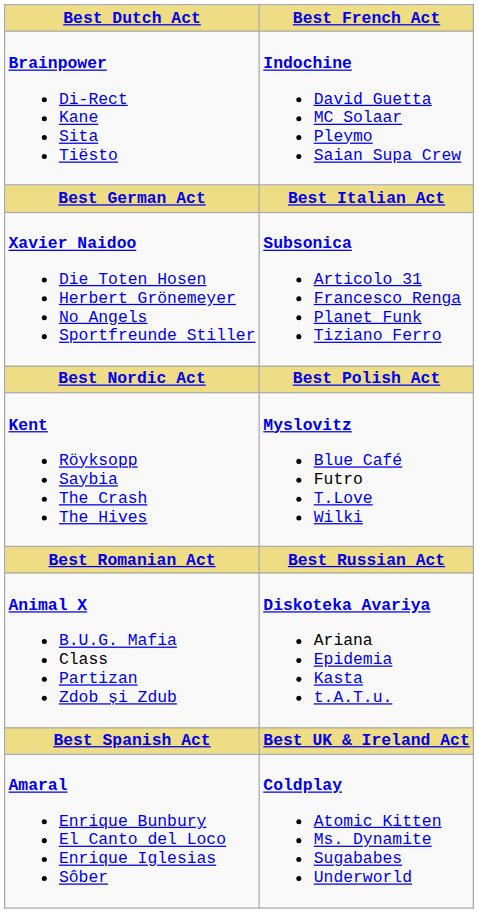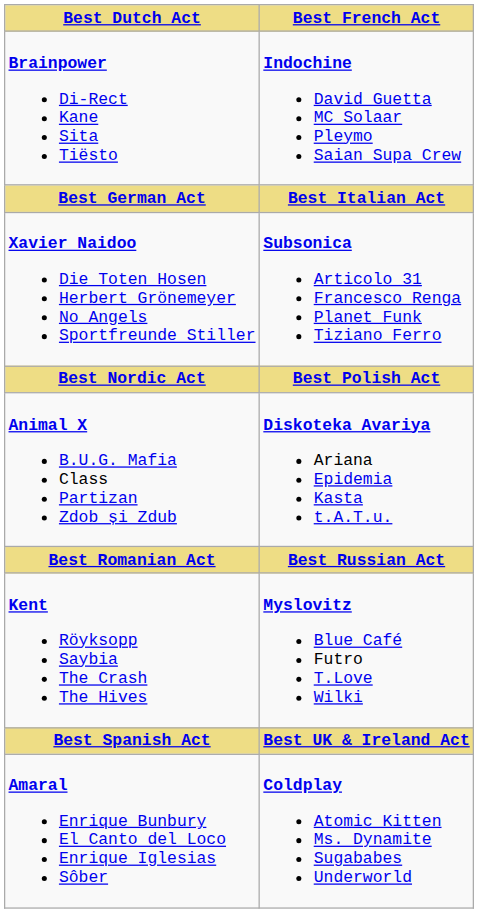rows swapped: (132, 471) <-> (132, 652)
